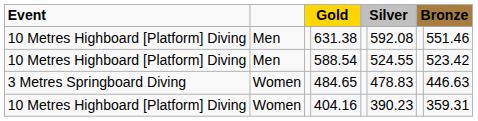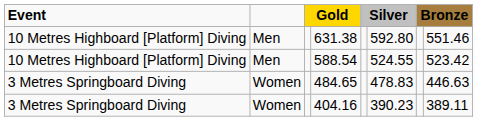(392, 37) 592.08 -> (392, 37) 592.80
(127, 104) 10 Metres Highboard [Platform] Diving -> (97, 104) 3 Metres Springboard Diving
(448, 104) 359.31 -> (447, 104) 389.11
